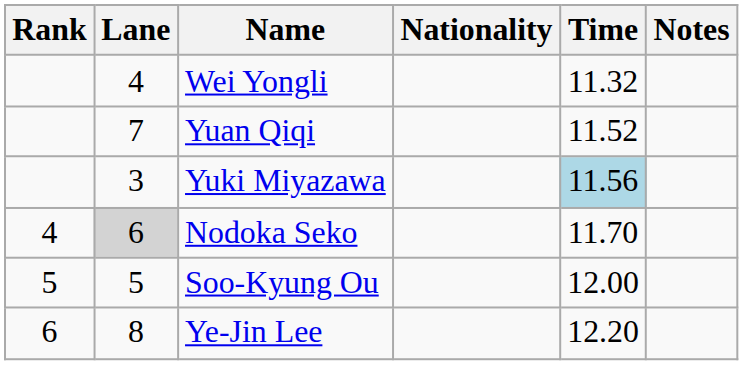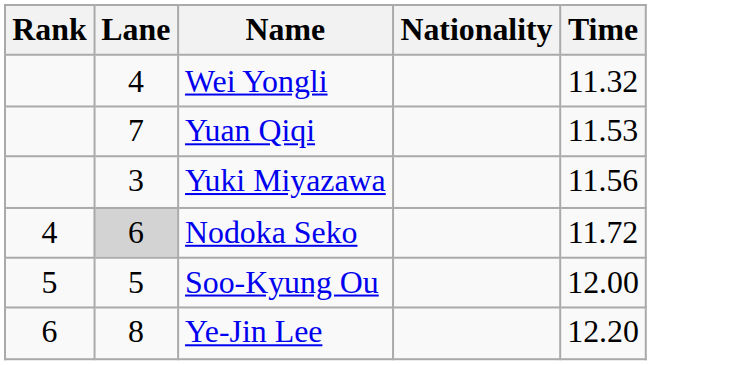- column: (692, 29)
(603, 130) 11.52 -> (603, 130) 11.53
(603, 181) lightblue background -> (603, 181) no background
(603, 231) 11.70 -> (603, 231) 11.72
